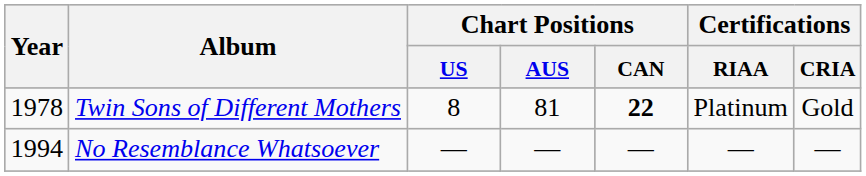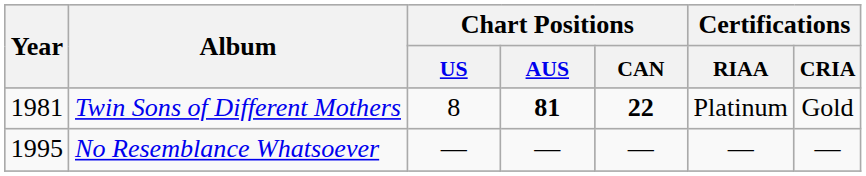(37, 107) 1978 -> (37, 107) 1981
(547, 107) normal -> (547, 107) bold
(37, 149) 1994 -> (37, 149) 1995
